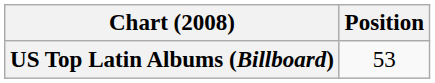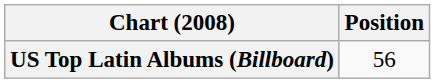(384, 59) 53 -> (384, 59) 56
